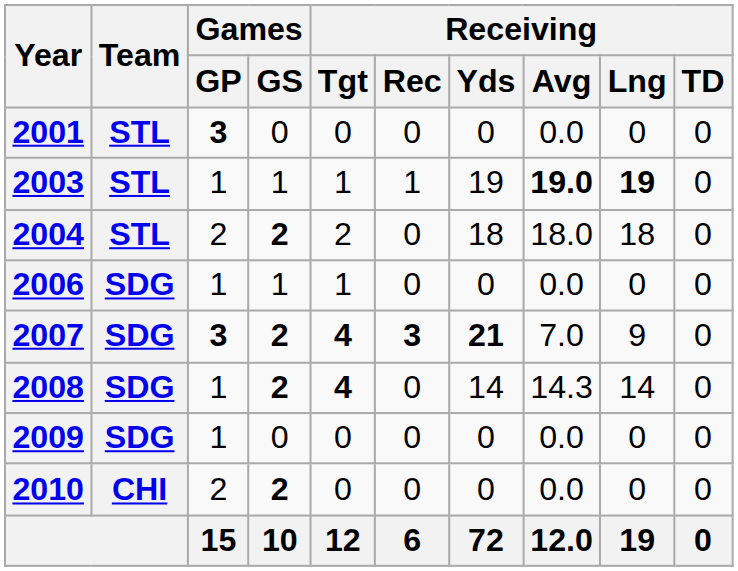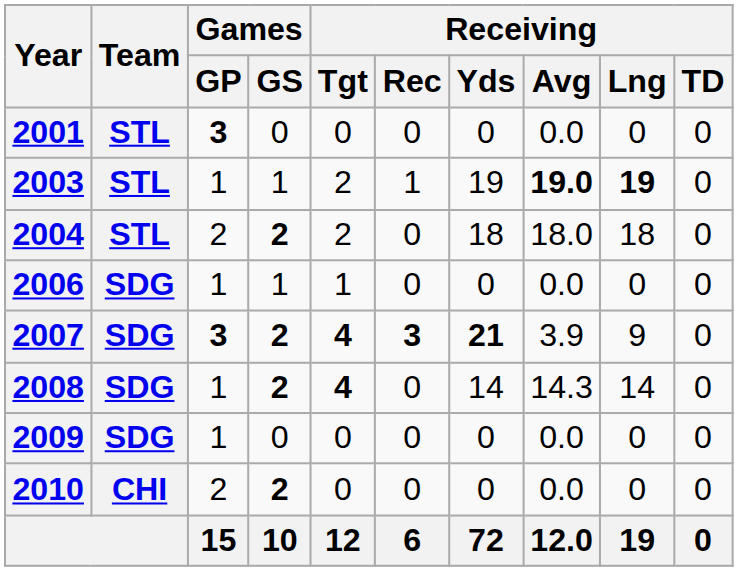(343, 183) 1 -> (343, 183) 2
(562, 336) 7.0 -> (562, 336) 3.9
